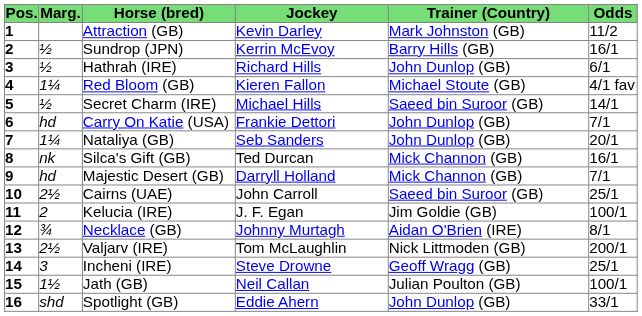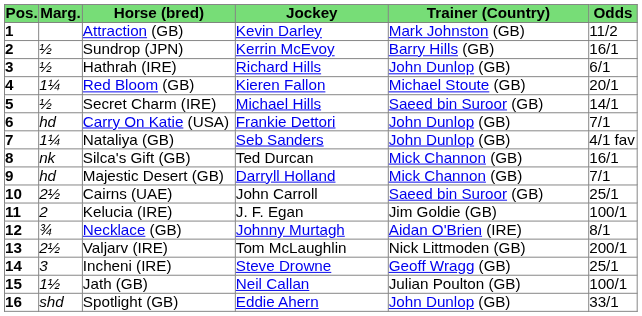(612, 85) 4/1 fav -> (604, 85) 20/1
(604, 139) 20/1 -> (612, 139) 4/1 fav
